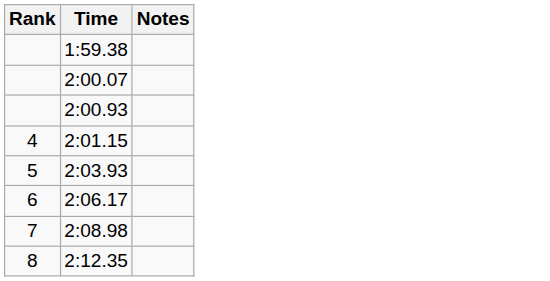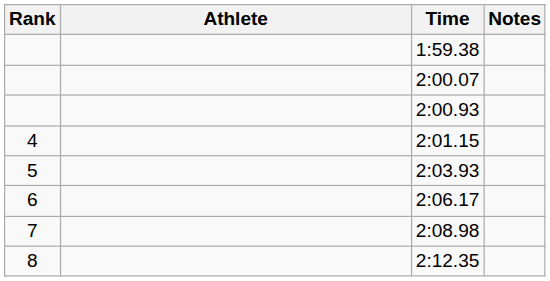+ column: (236, 19)
